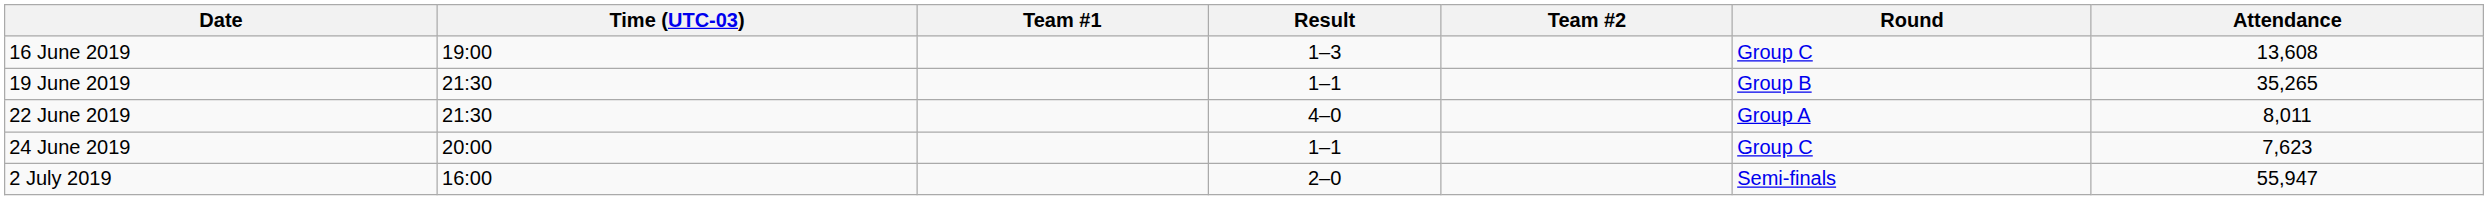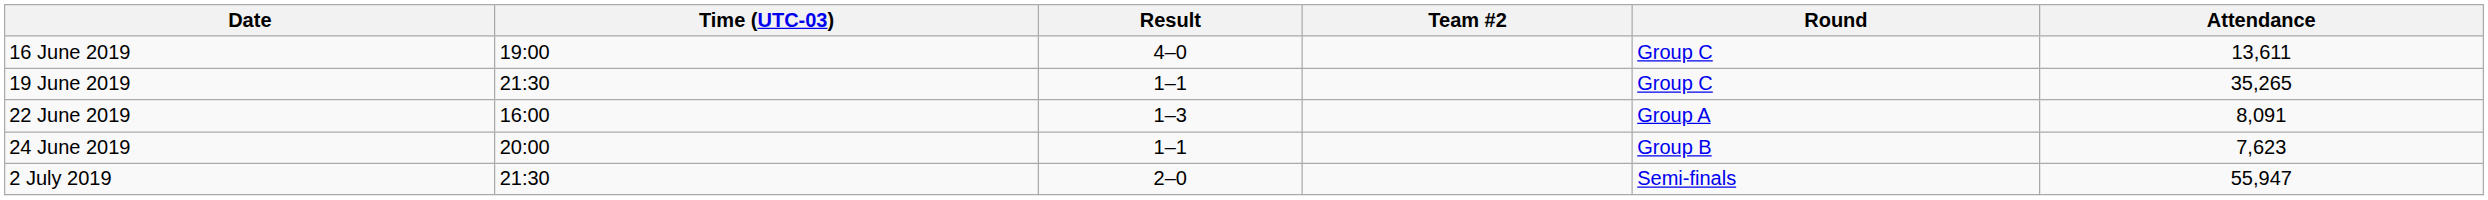- column: (1062, 20)
(1325, 52) 1–3 -> (1170, 52) 4–0
(2287, 52) 13,608 -> (2261, 52) 13,611
(1774, 83) Group B -> (1675, 83) Group C
(467, 115) 21:30 -> (525, 115) 16:00
(1325, 115) 4–0 -> (1170, 115) 1–3
(2287, 115) 8,011 -> (2261, 115) 8,091
(1775, 147) Group C -> (1674, 147) Group B
(467, 178) 16:00 -> (525, 178) 21:30
